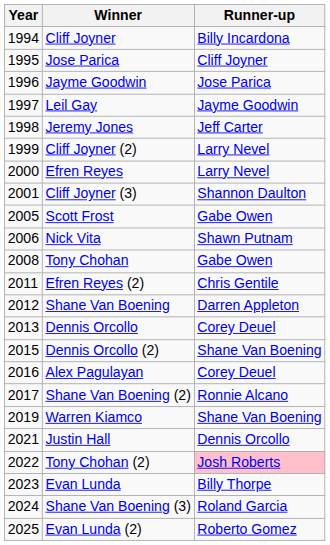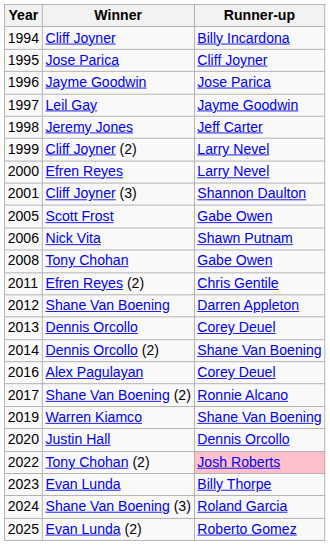(23, 350) 2015 -> (23, 350) 2014
(23, 439) 2021 -> (23, 439) 2020
